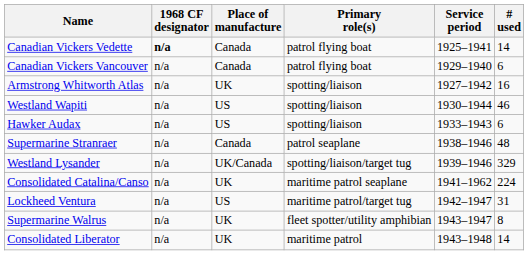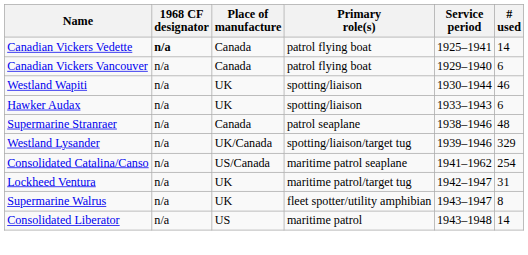- row: (75, 85)
(222, 104) US -> (223, 85) UK
(222, 124) US -> (223, 104) UK
(223, 182) UK -> (242, 162) US/Canada
(506, 182) 224 -> (506, 162) 254
(222, 201) US -> (223, 182) UK
(223, 239) UK -> (222, 220) US
